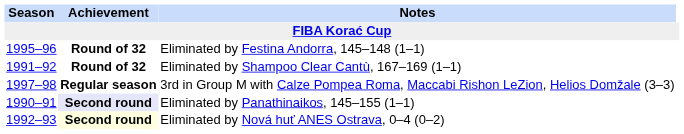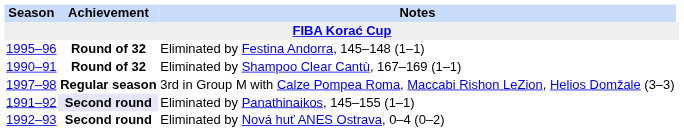(31, 66) 1991–92 -> (31, 66) 1990–91
(31, 102) 1990–91 -> (31, 102) 1991–92
(108, 120) lightyellow background -> (108, 120) no background
